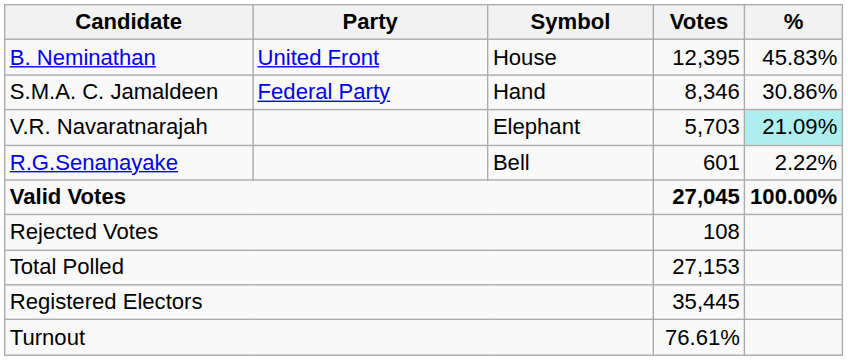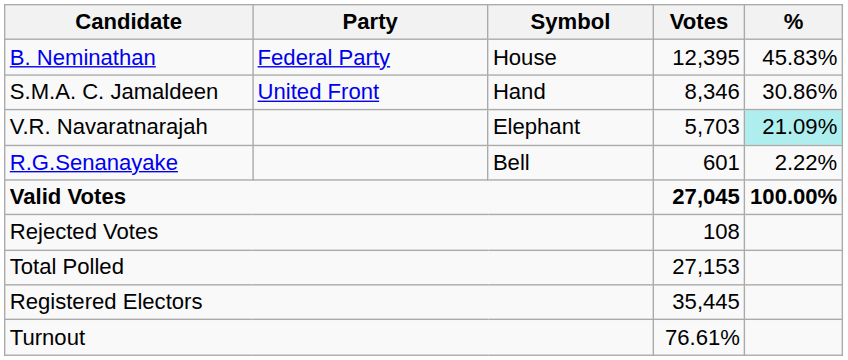(318, 57) United Front -> (324, 57) Federal Party
(324, 92) Federal Party -> (318, 92) United Front
